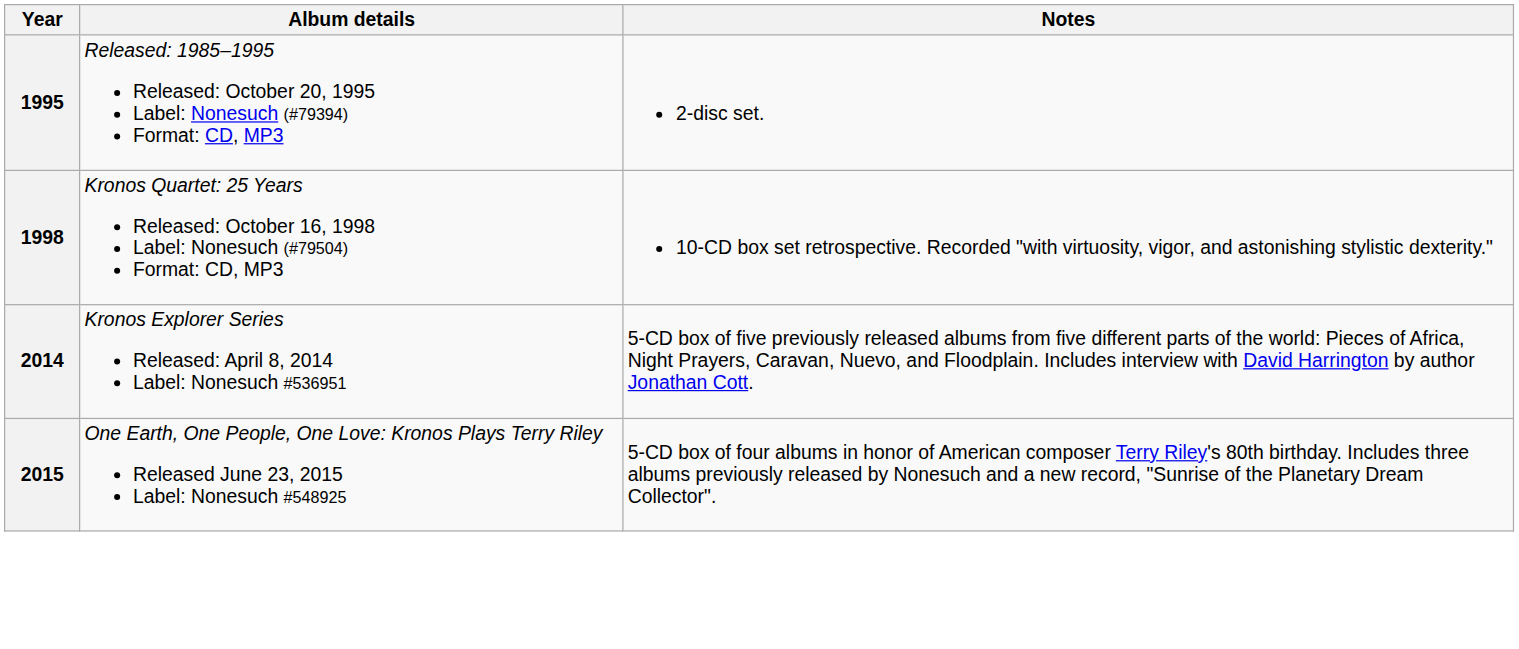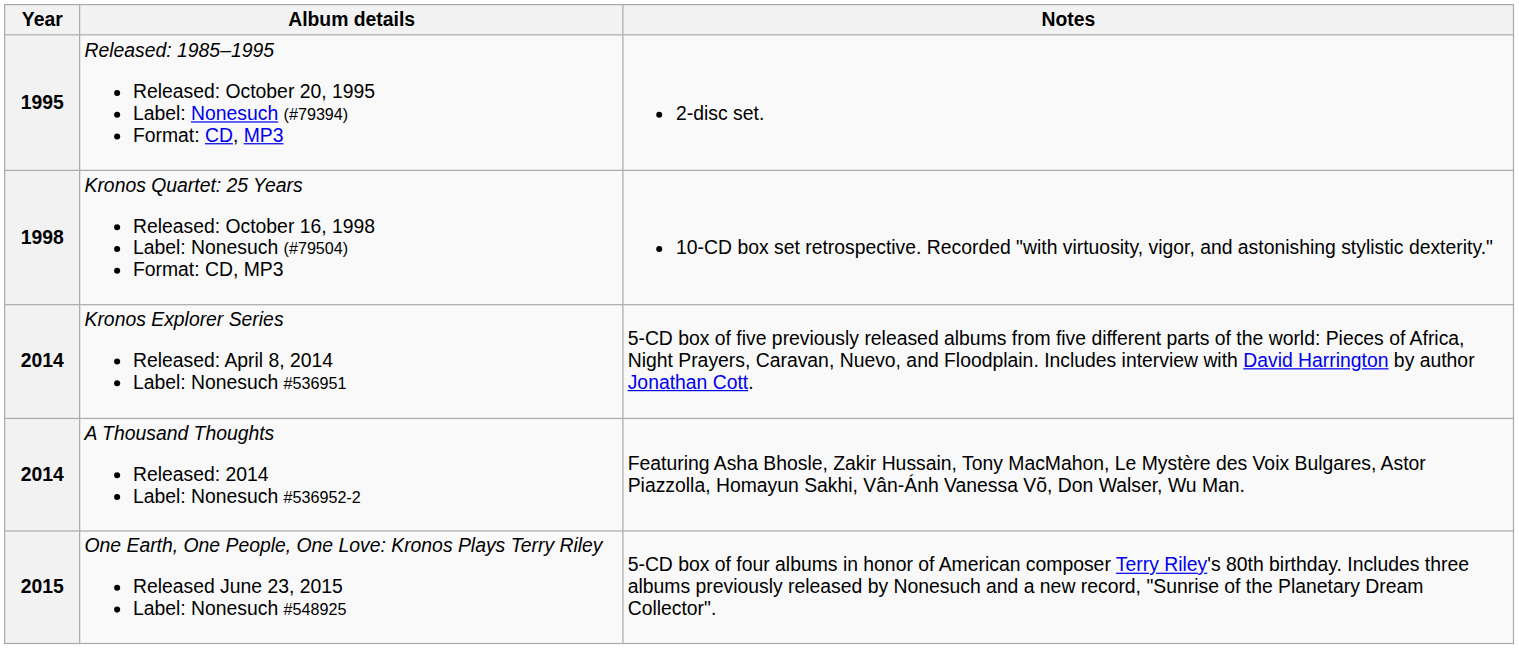+ row: (352, 465)
